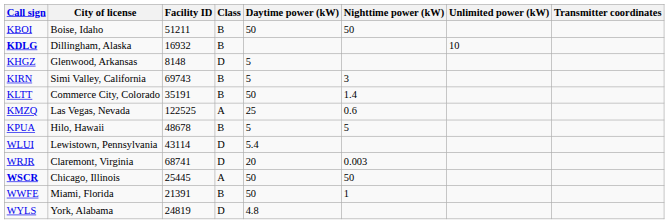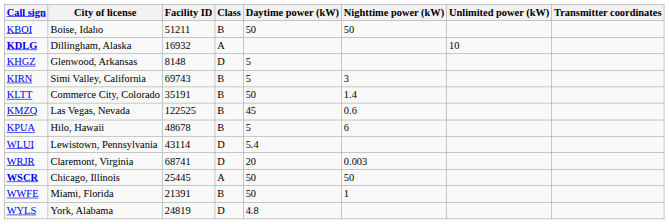(221, 45) B -> (221, 45) A
(221, 111) A -> (221, 111) B
(251, 111) 25 -> (251, 111) 45
(346, 128) 5 -> (346, 128) 6
